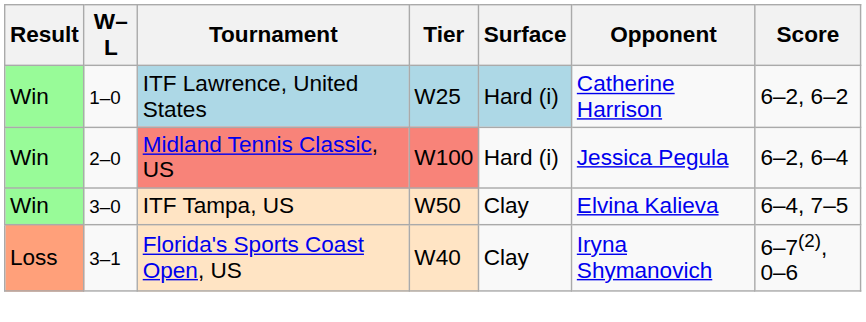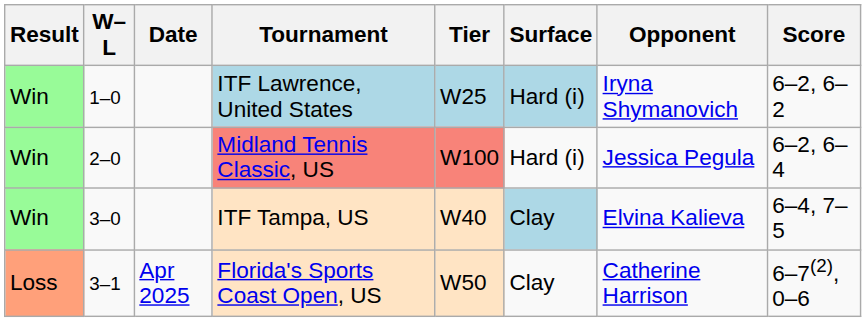+ column: (173, 35)
(626, 96) Catherine Harrison -> (670, 96) Iryna Shymanovich
(438, 205) W50 -> (463, 218) W40
(506, 205) no background -> (532, 218) lightblue background
(438, 257) W40 -> (463, 282) W50
(645, 257) Iryna Shymanovich -> (652, 282) Catherine Harrison
